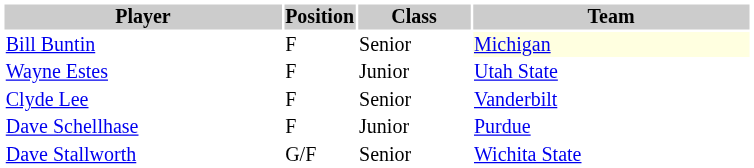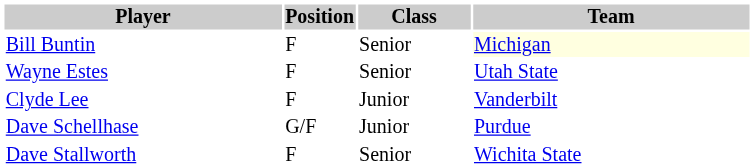(384, 71) Junior -> (385, 71) Senior
(385, 99) Senior -> (384, 99) Junior
(291, 126) F -> (301, 126) G/F
(301, 154) G/F -> (291, 154) F
